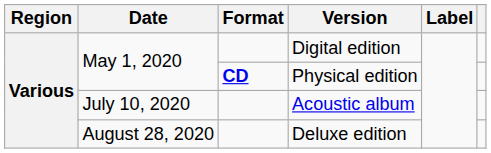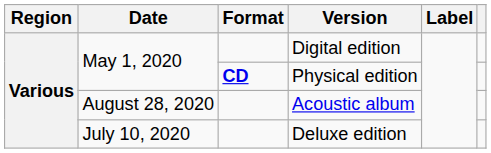(136, 104) July 10, 2020 -> (148, 104) August 28, 2020
(148, 133) August 28, 2020 -> (136, 133) July 10, 2020
